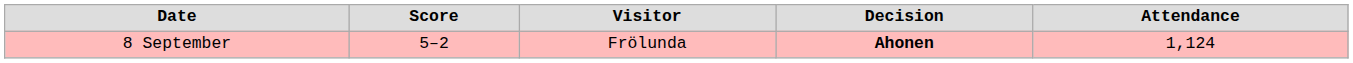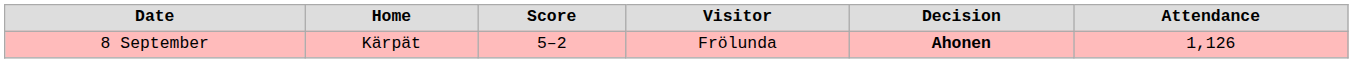+ column: (391, 18)
(1190, 45) 1,124 -> (1211, 45) 1,126
